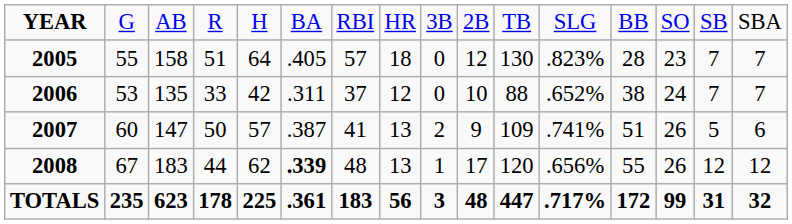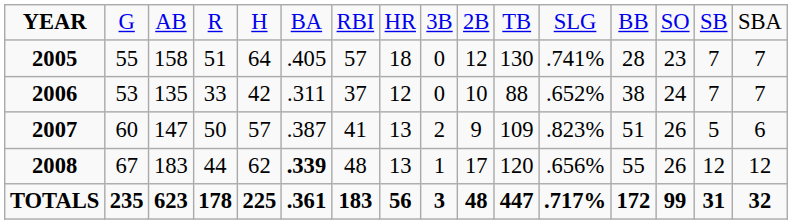(575, 58) .823% -> (575, 58) .741%
(575, 129) .741% -> (575, 129) .823%
